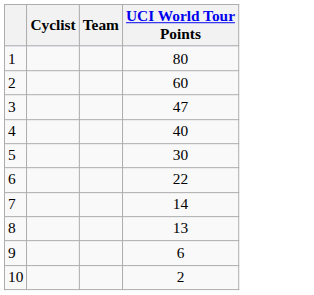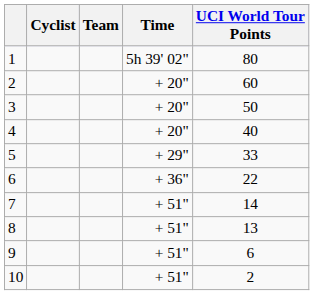+ column: (157, 25)
(180, 107) 47 -> (250, 107) 50
(180, 155) 30 -> (250, 155) 33
